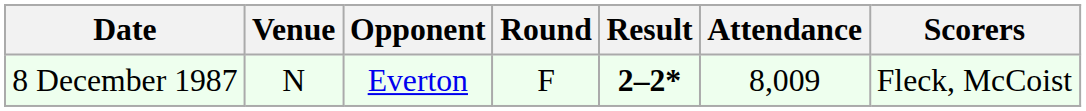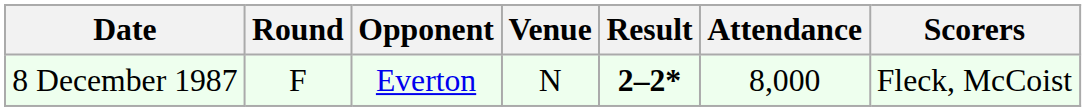columns swapped: (546, 29) <-> (294, 29)
(785, 79) 8,009 -> (785, 79) 8,000
